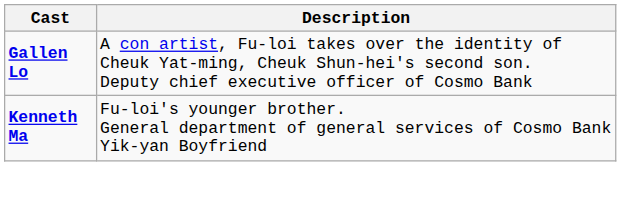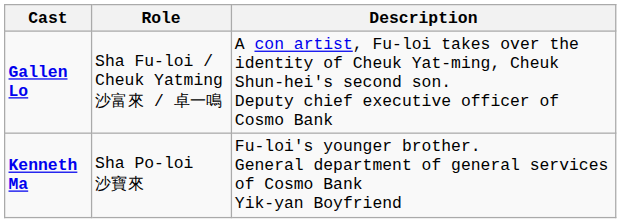+ column: (161, 18)
